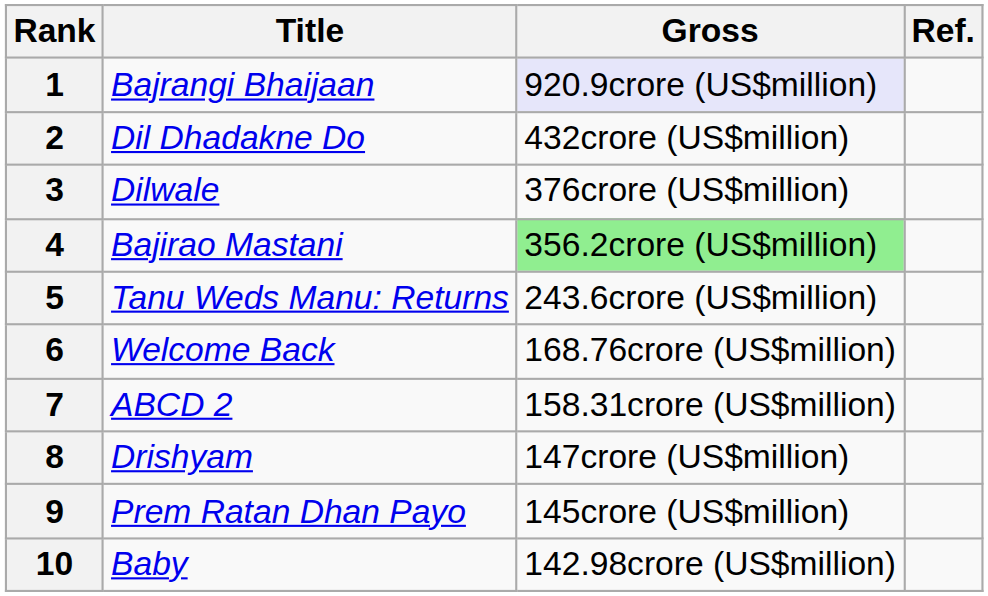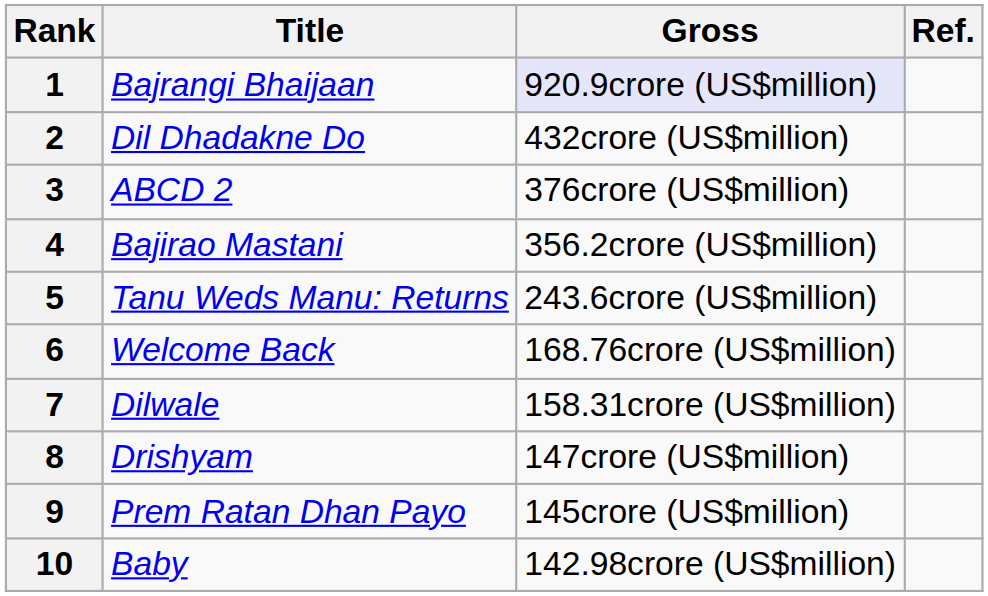(165, 191) Dilwale -> (172, 191) ABCD 2
(701, 244) lightgreen background -> (701, 244) no background
(172, 404) ABCD 2 -> (165, 404) Dilwale
